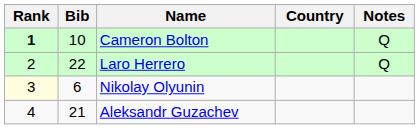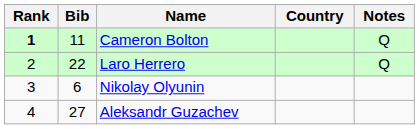(77, 40) 10 -> (77, 40) 11
(31, 87) lightyellow background -> (31, 87) no background
(77, 111) 21 -> (77, 111) 27
